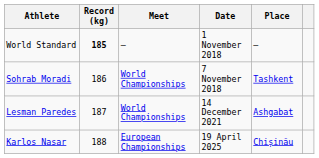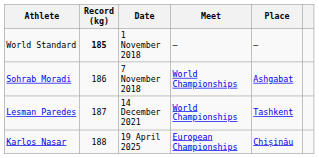columns swapped: (225, 16) <-> (159, 16)
(273, 79) Tashkent -> (273, 79) Ashgabat
(273, 113) Ashgabat -> (273, 113) Tashkent
